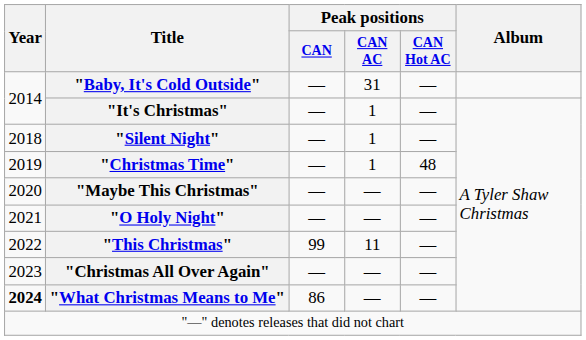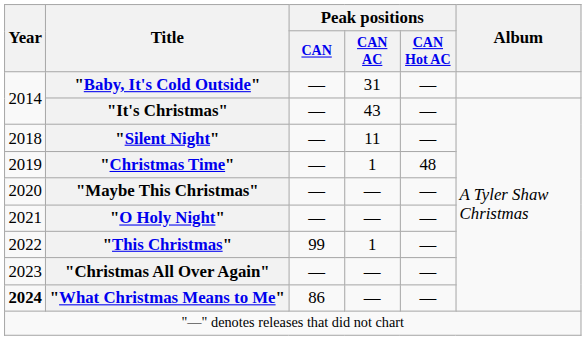(372, 111) 1 -> (372, 111) 43
(372, 137) 1 -> (372, 137) 11
(372, 244) 11 -> (372, 244) 1
